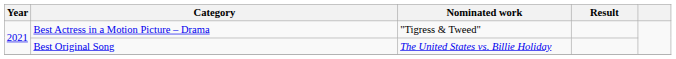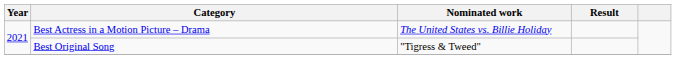(440, 29) "Tigress & Tweed" -> (476, 29) The United States vs. Billie Holiday
(476, 46) The United States vs. Billie Holiday -> (440, 46) "Tigress & Tweed"
